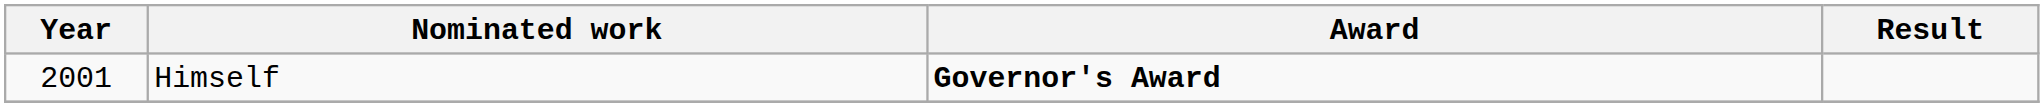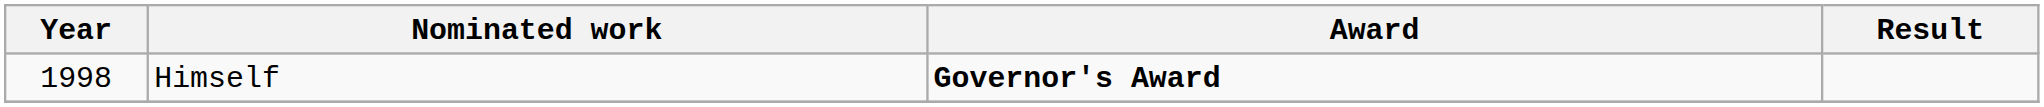(76, 78) 2001 -> (76, 78) 1998
